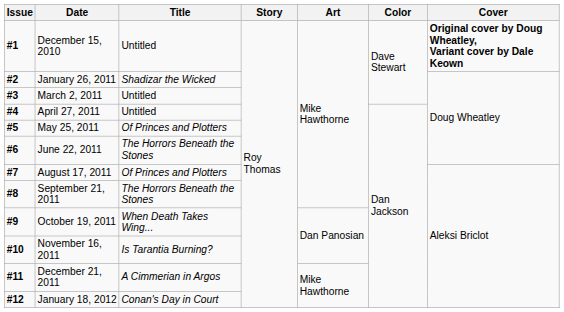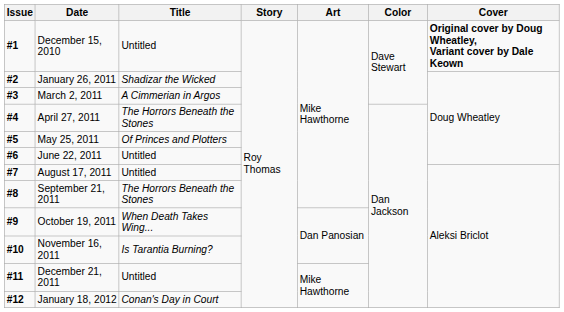(139, 95) Untitled -> (171, 95) A Cimmerian in Argos
(139, 112) Untitled -> (178, 117) The Horrors Beneath the Stones
(178, 150) The Horrors Beneath the Stones -> (139, 156) Untitled
(174, 172) Of Princes and Plotters -> (139, 172) Untitled
(171, 277) A Cimmerian in Argos -> (139, 277) Untitled
